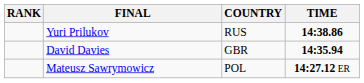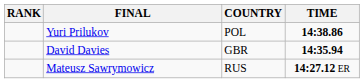(236, 31) RUS -> (235, 31) POL
(235, 68) POL -> (236, 68) RUS
